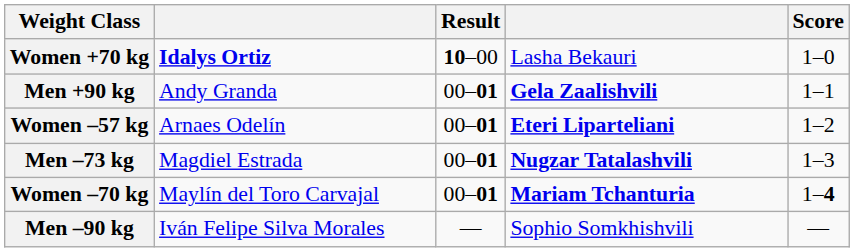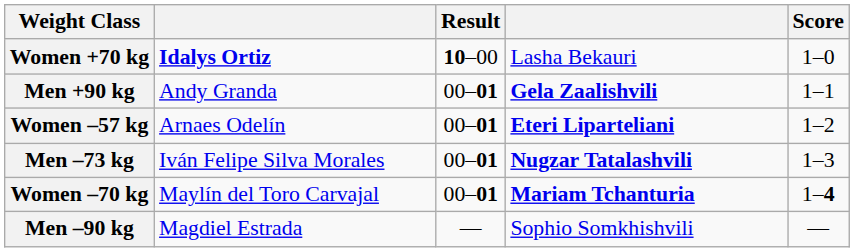(231, 159) Magdiel Estrada -> (272, 159) Iván Felipe Silva Morales
(272, 228) Iván Felipe Silva Morales -> (231, 228) Magdiel Estrada
